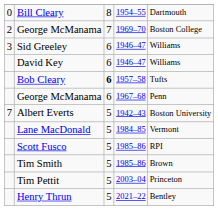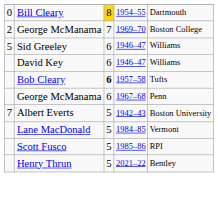(109, 12) no background -> (109, 12) gold background
(9, 46) 3 -> (9, 46) 5
- row: (39, 163)
- row: (38, 180)
